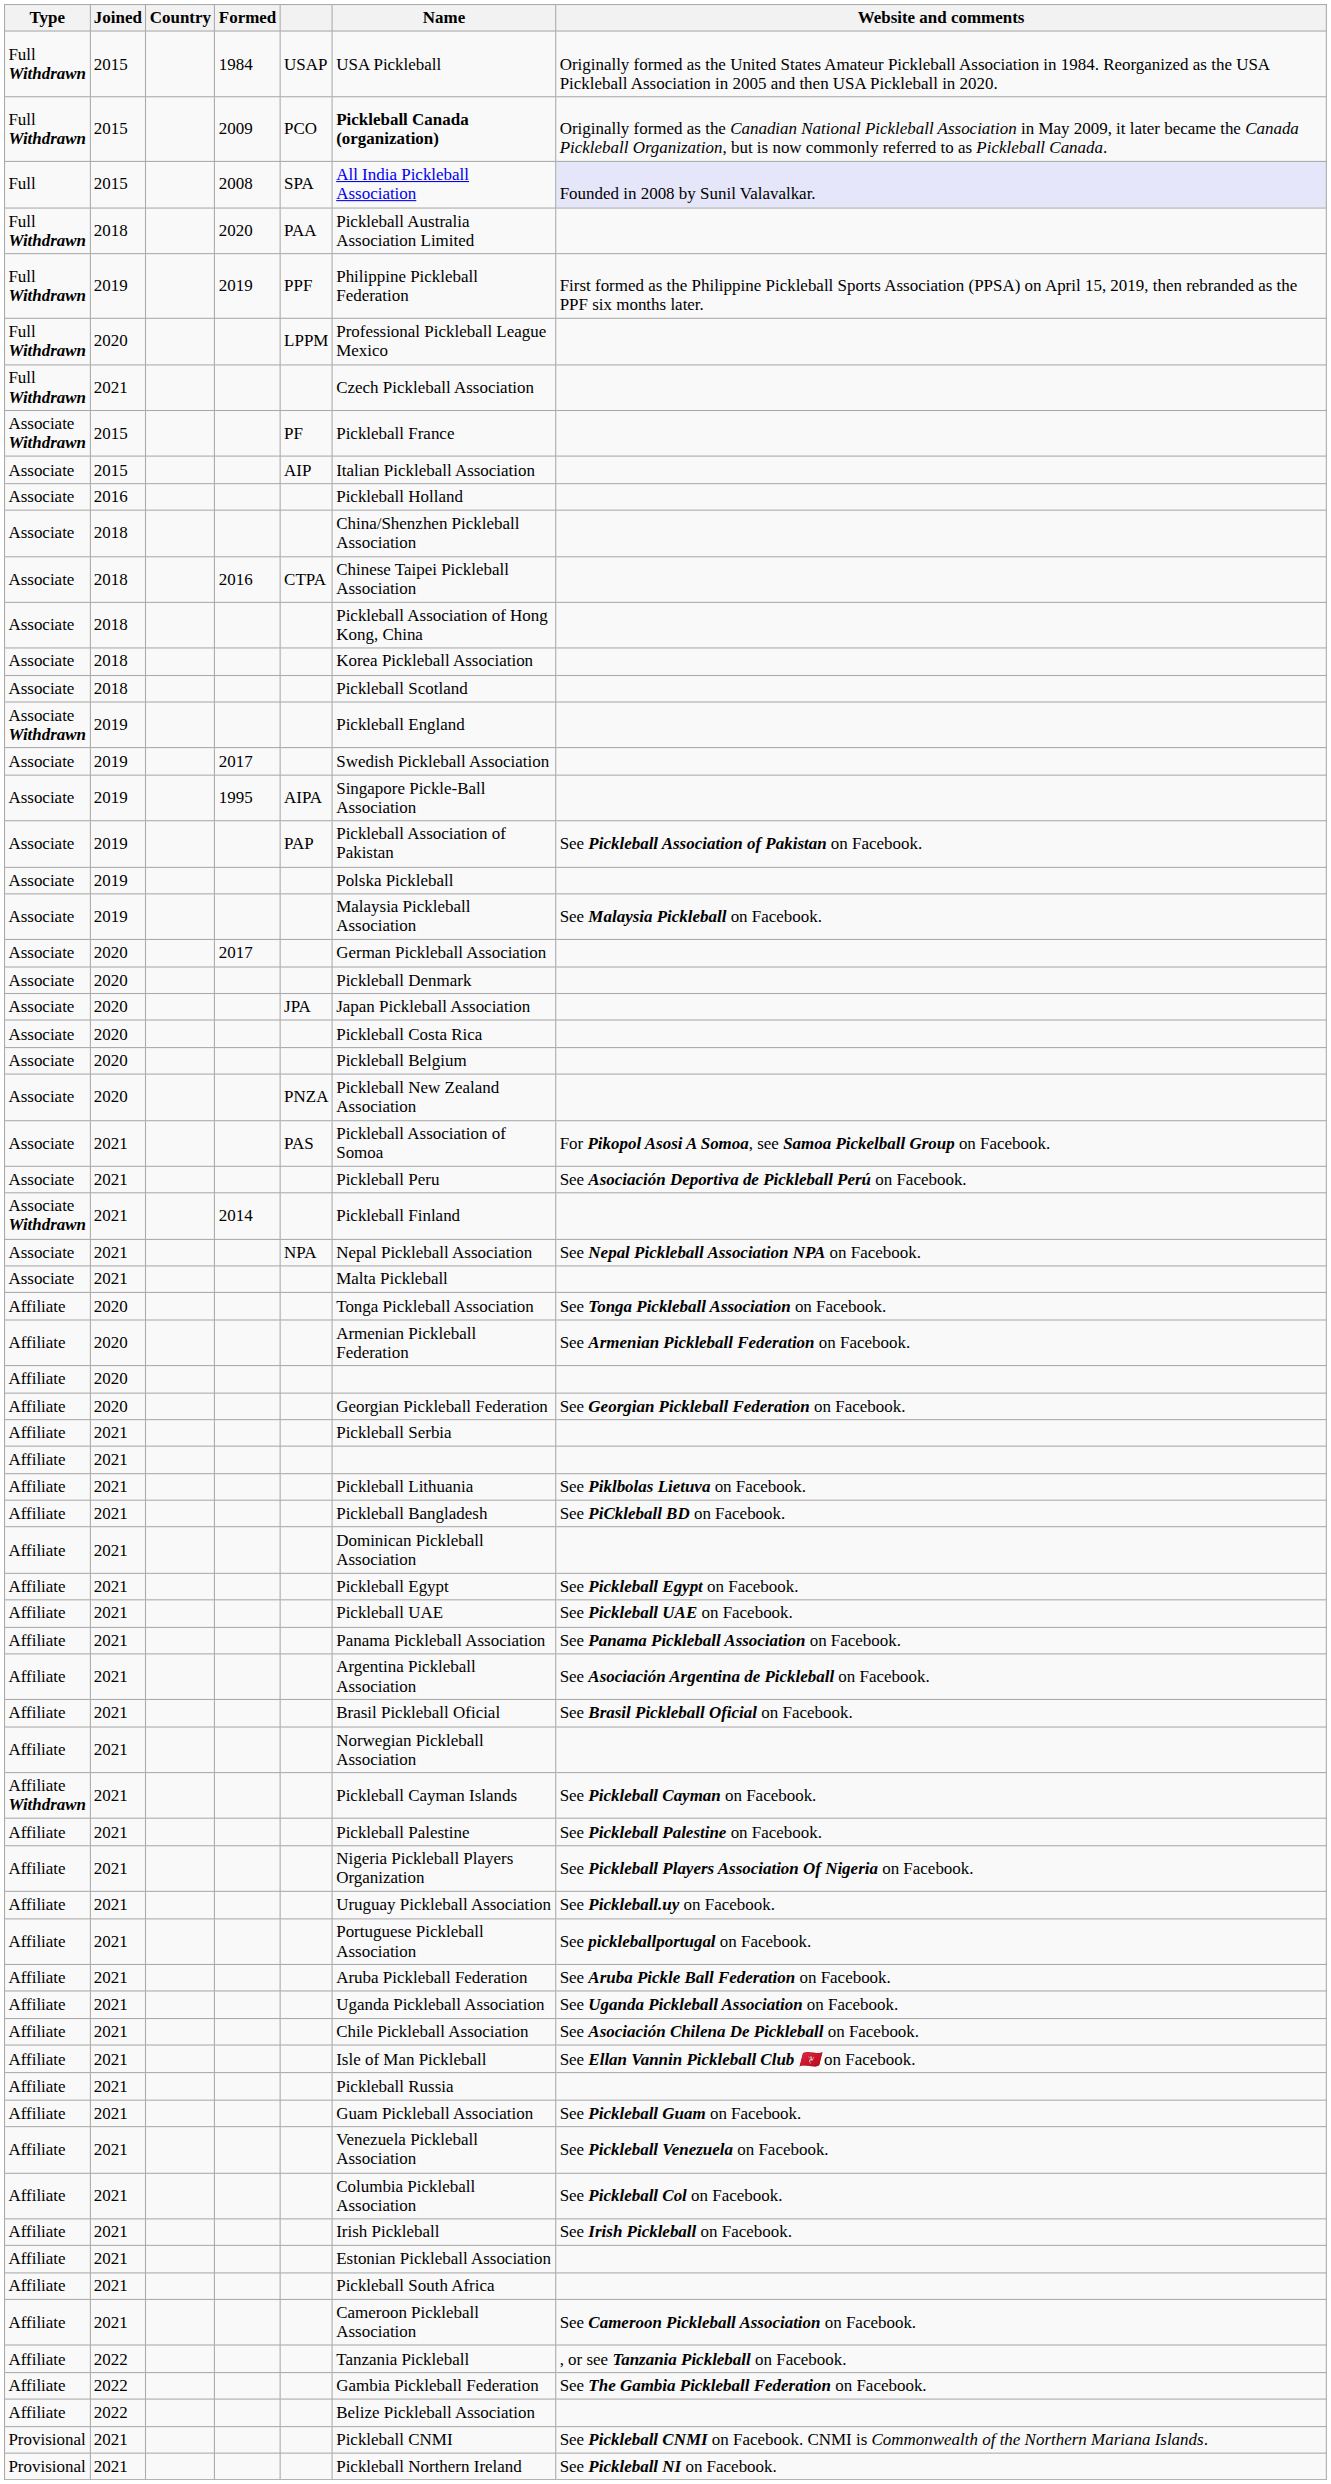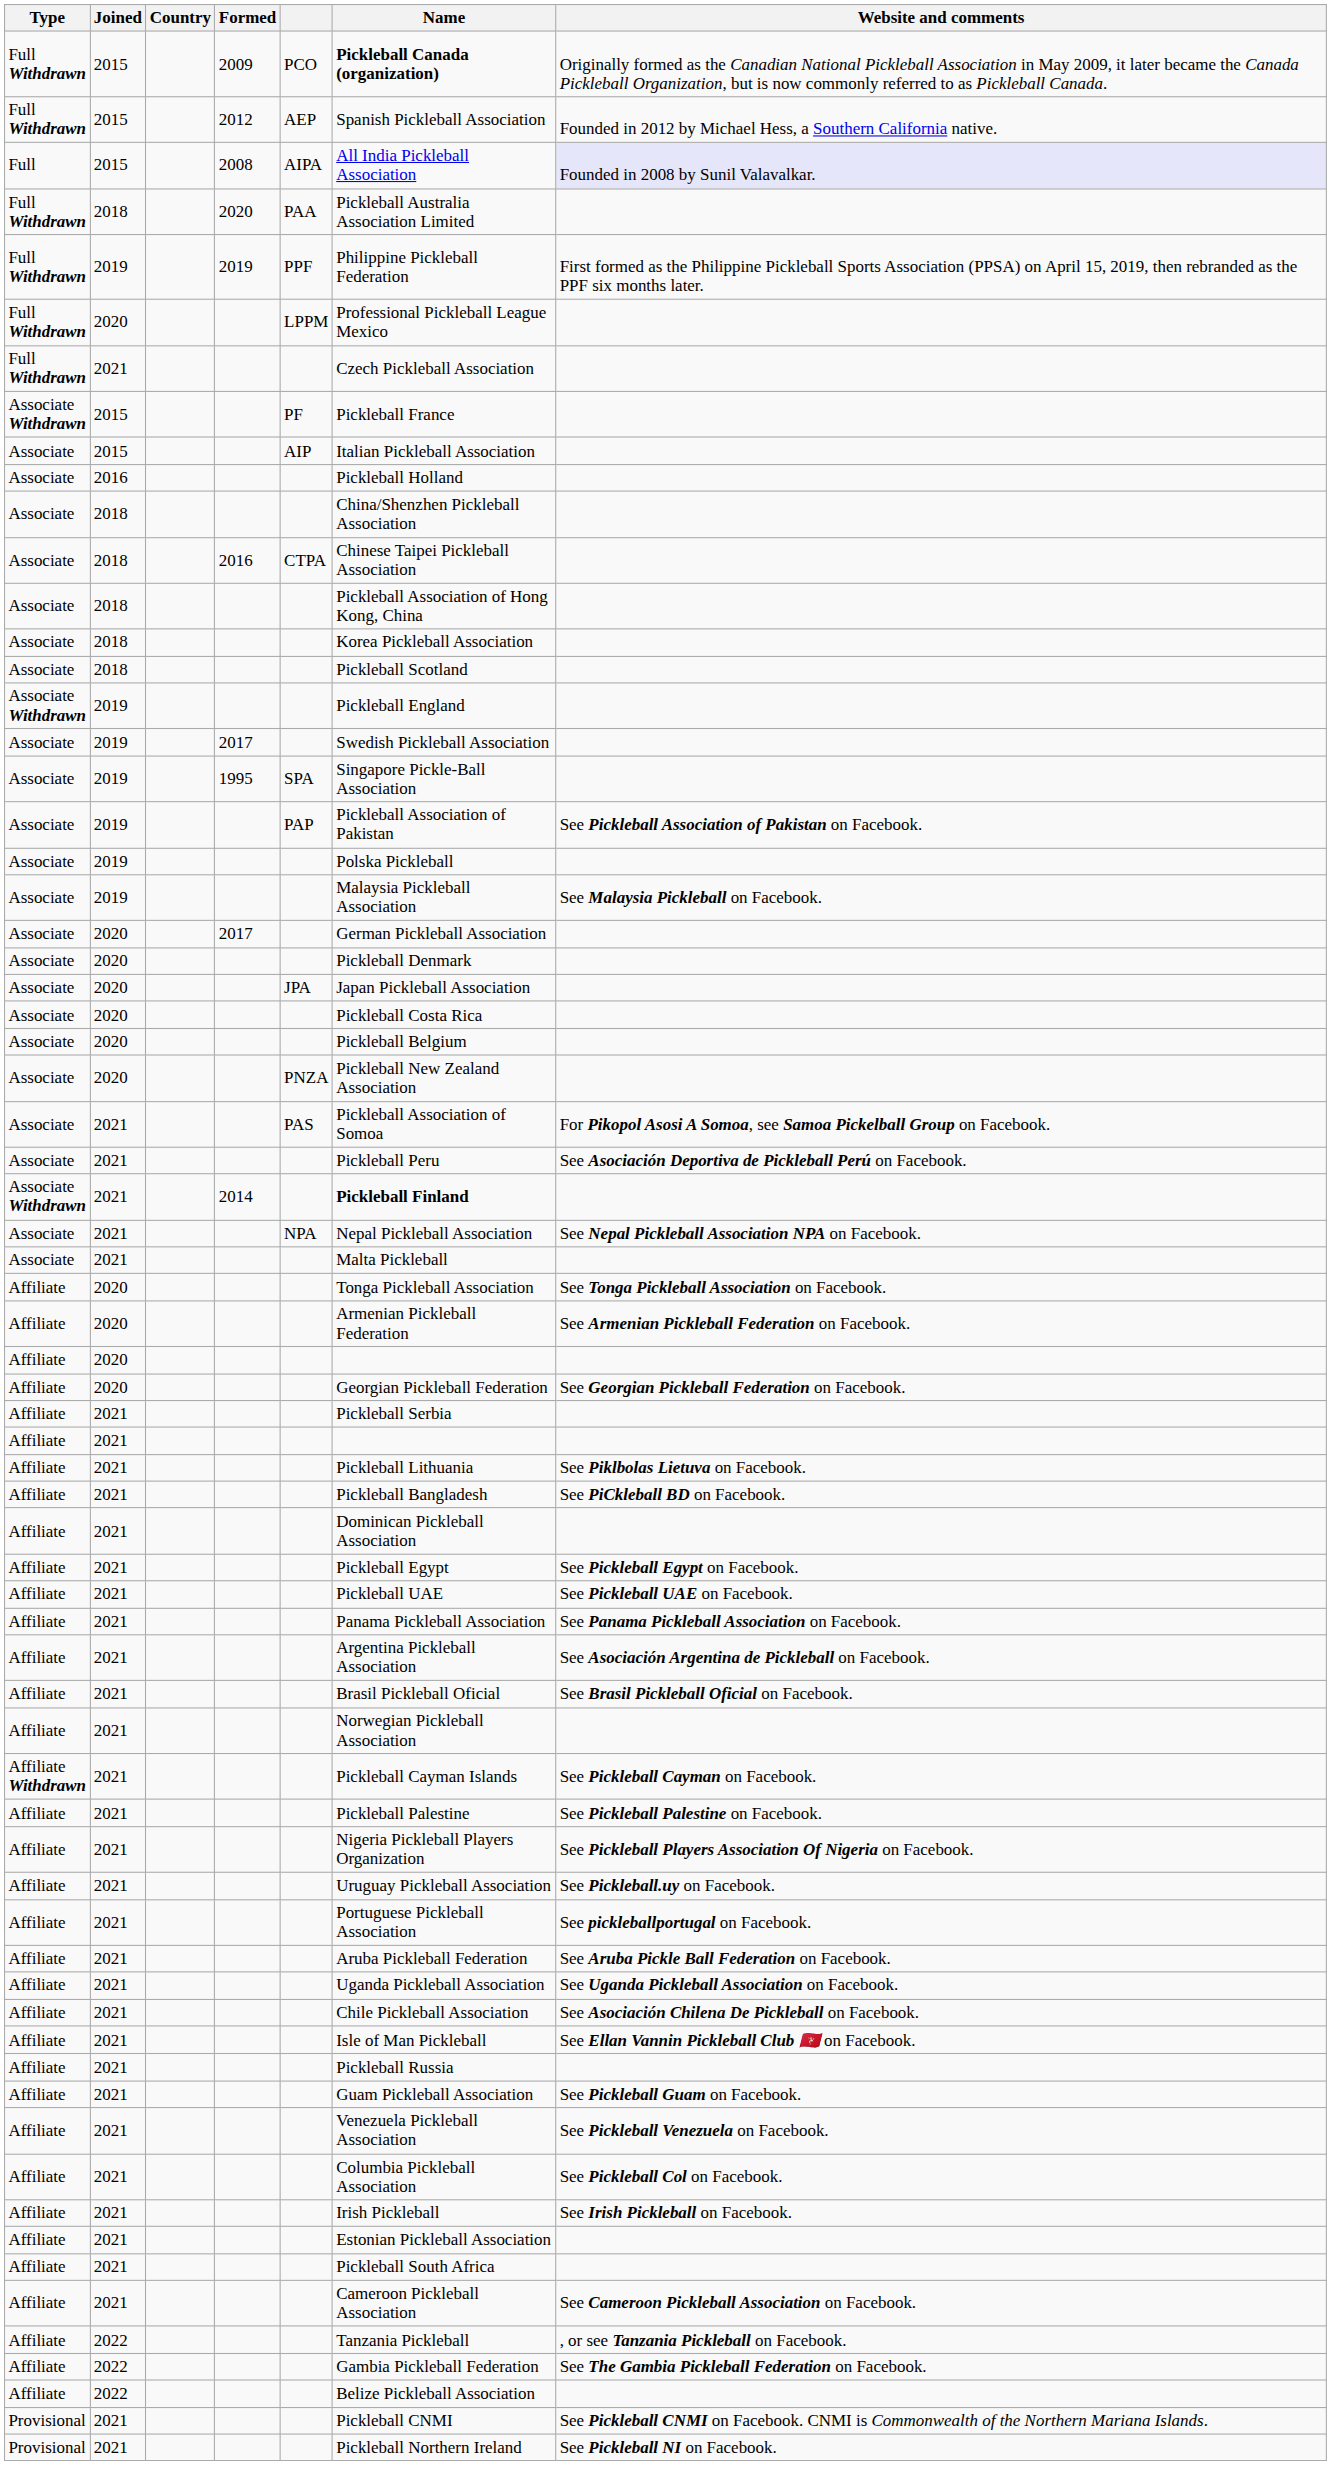- row: (111, 63)
+ row: (111, 119)
(299, 184) SPA -> (303, 165) AIPA
(303, 797) AIPA -> (299, 778) SPA
(398, 1216) normal -> (402, 1196) bold
